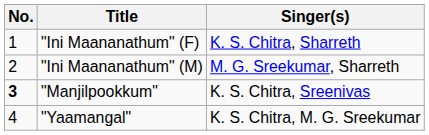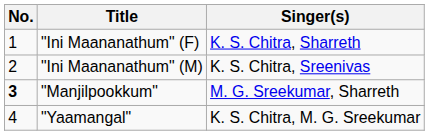(305, 67) M. G. Sreekumar, Sharreth -> (290, 67) K. S. Chitra, Sreenivas
(290, 92) K. S. Chitra, Sreenivas -> (305, 92) M. G. Sreekumar, Sharreth
